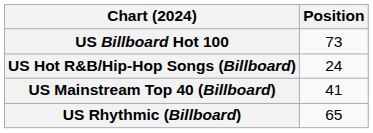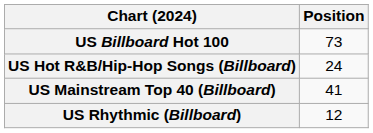(334, 115) 65 -> (334, 115) 12
